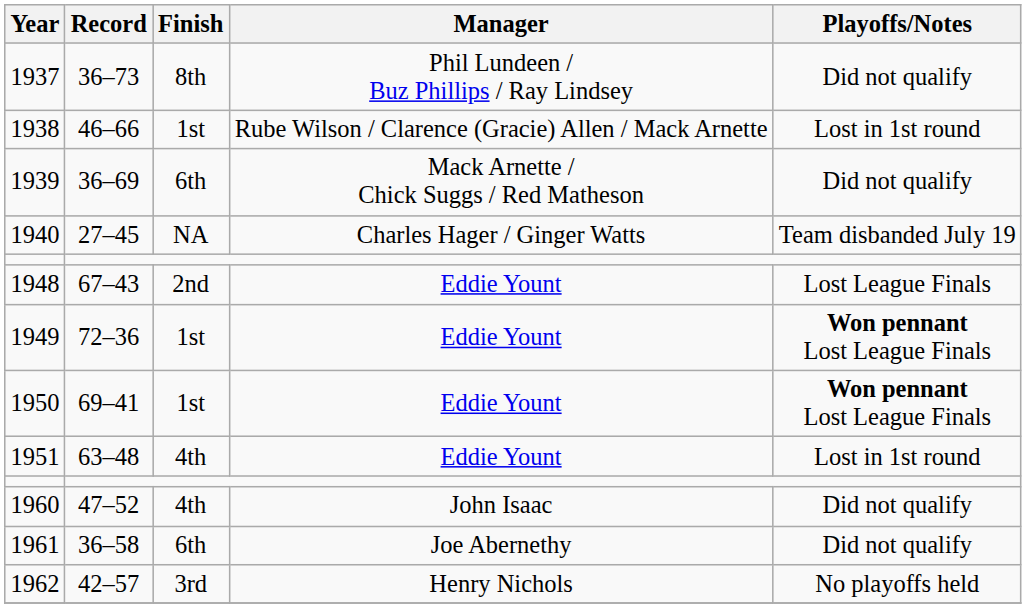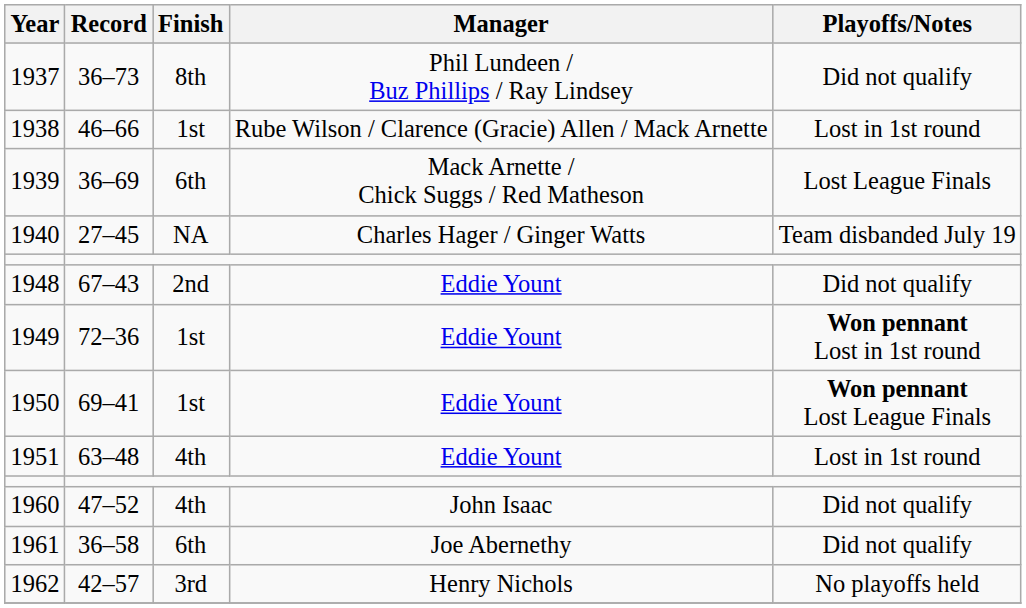(897, 181) Did not qualify -> (897, 181) Lost League Finals
(897, 284) Lost League Finals -> (897, 284) Did not qualify
(897, 336) Won pennant Lost League Finals -> (897, 336) Won pennant Lost in 1st round
